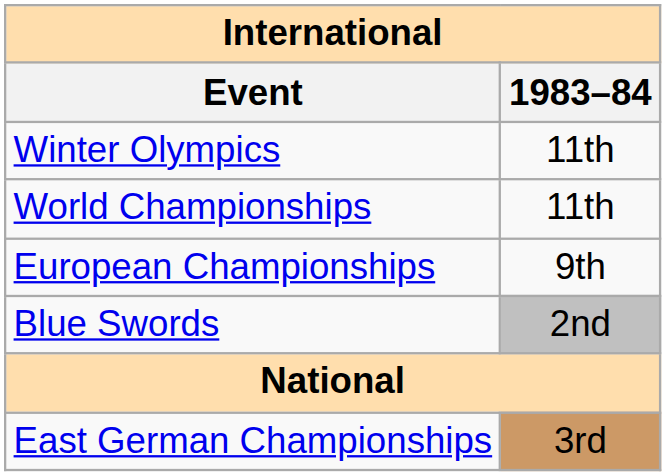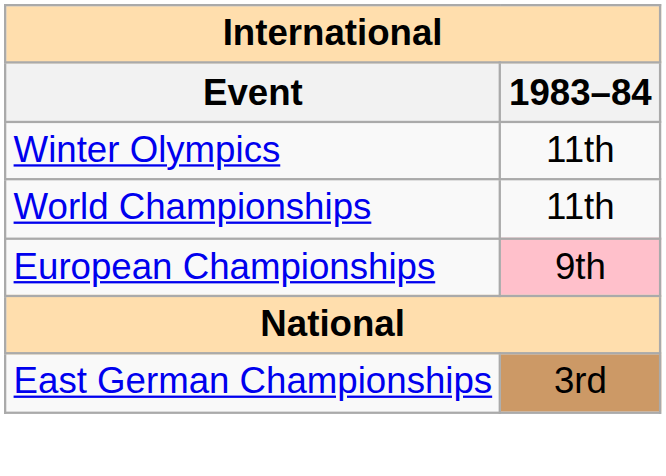(580, 265) no background -> (580, 265) pink background
- row: (116, 324)
